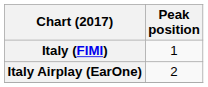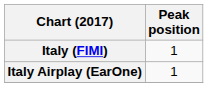(174, 72) 2 -> (174, 72) 1
